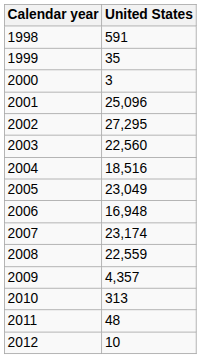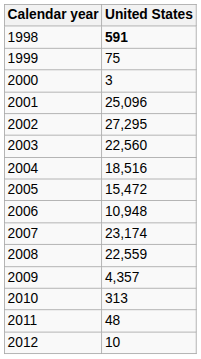(116, 37) normal -> (116, 37) bold
(113, 59) 35 -> (113, 59) 75
(126, 189) 23,049 -> (126, 189) 15,472
(126, 211) 16,948 -> (126, 211) 10,948
